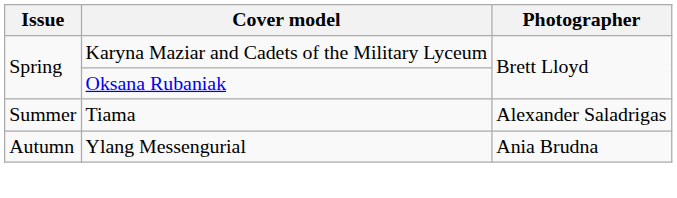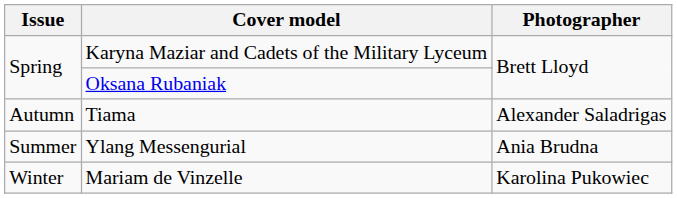(43, 114) Summer -> (42, 114) Autumn
(42, 146) Autumn -> (43, 146) Summer
+ row: (164, 177)
